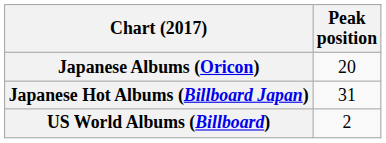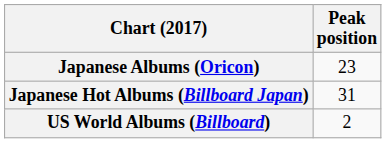(347, 66) 20 -> (347, 66) 23
